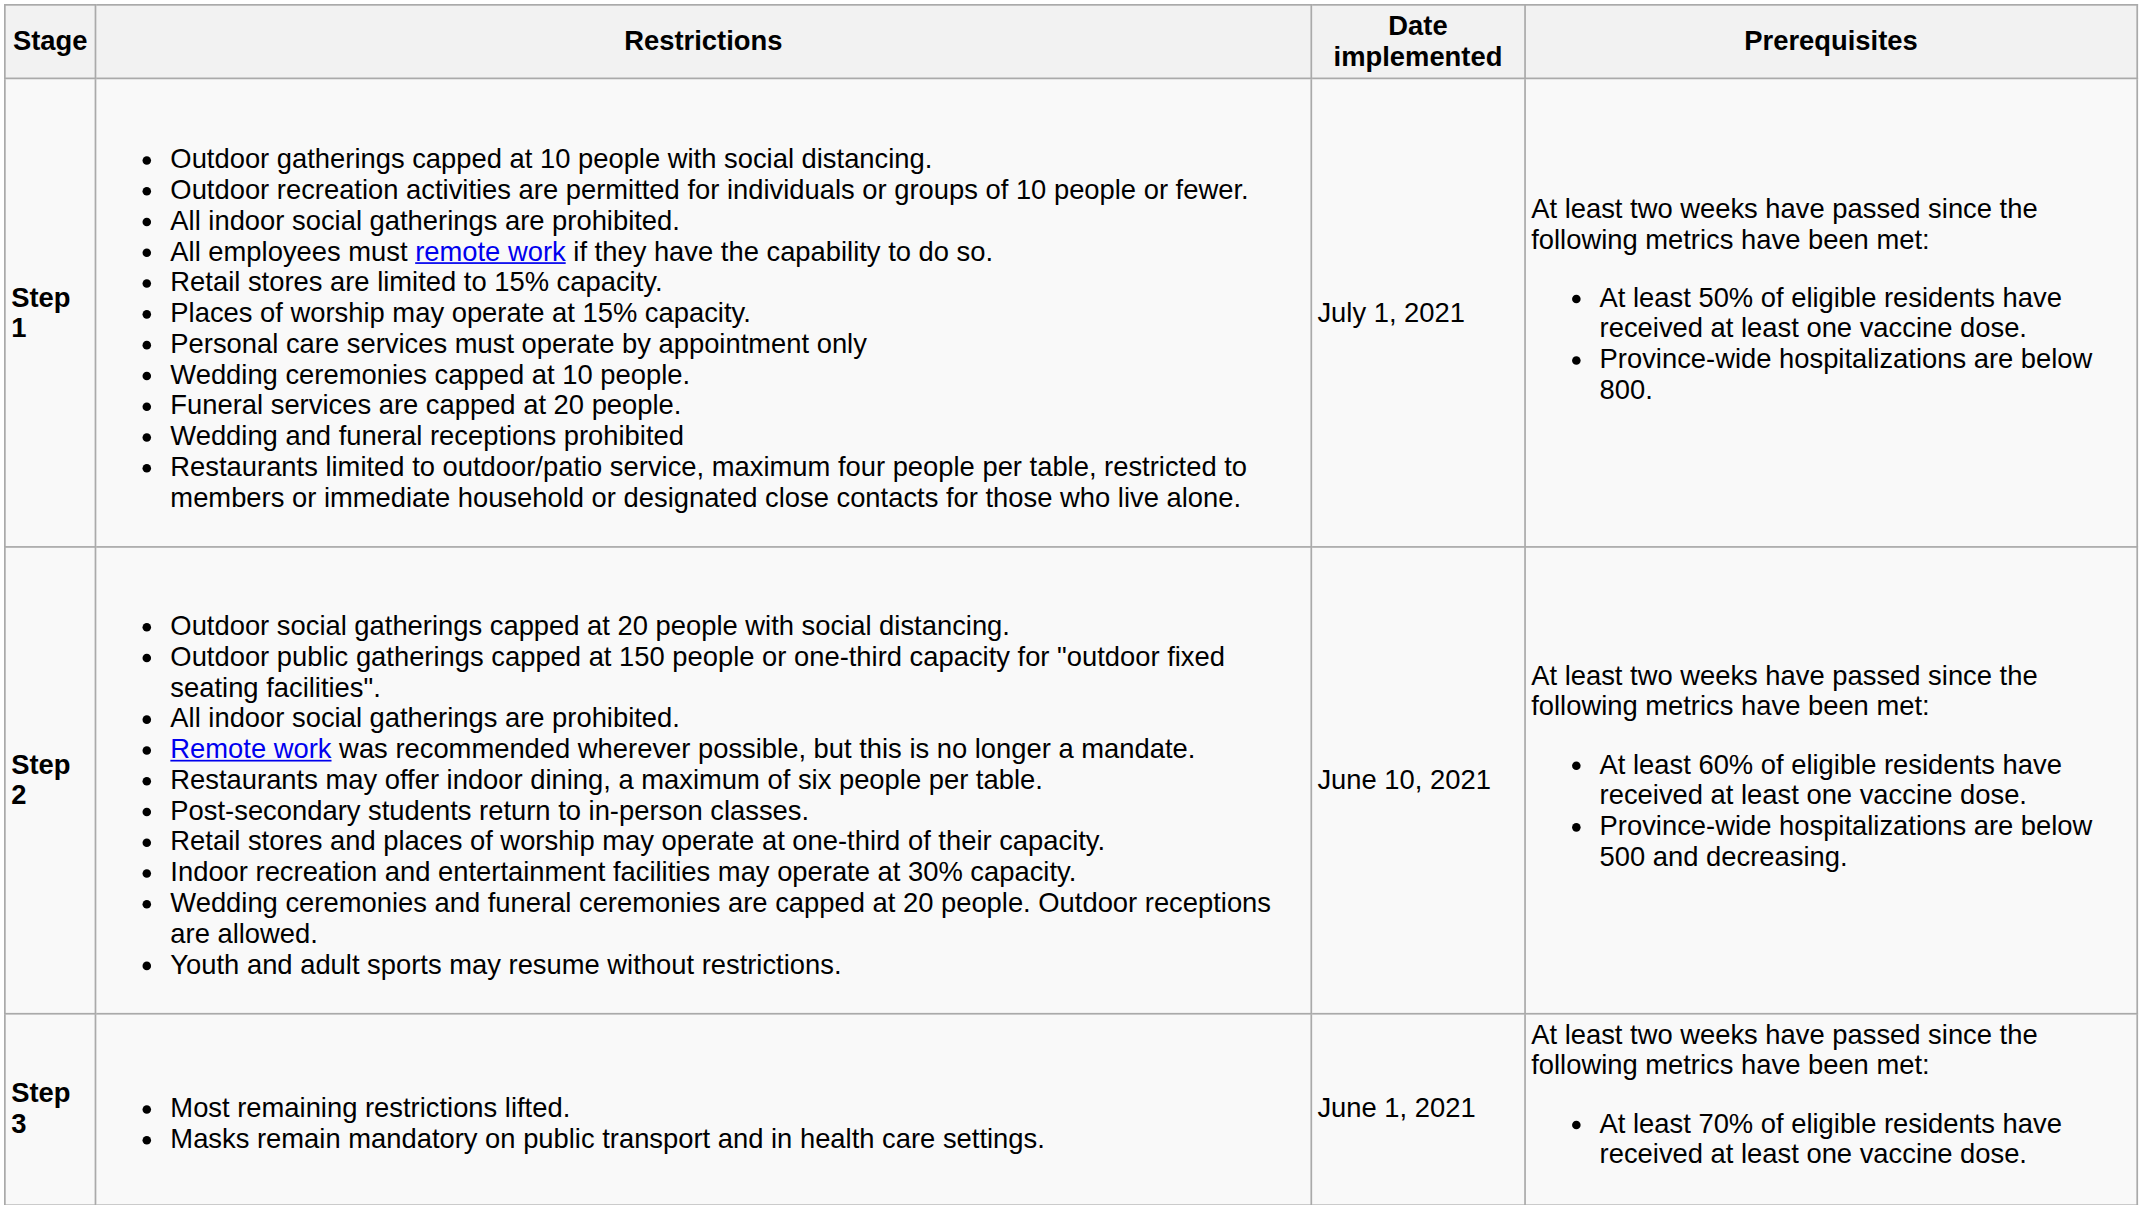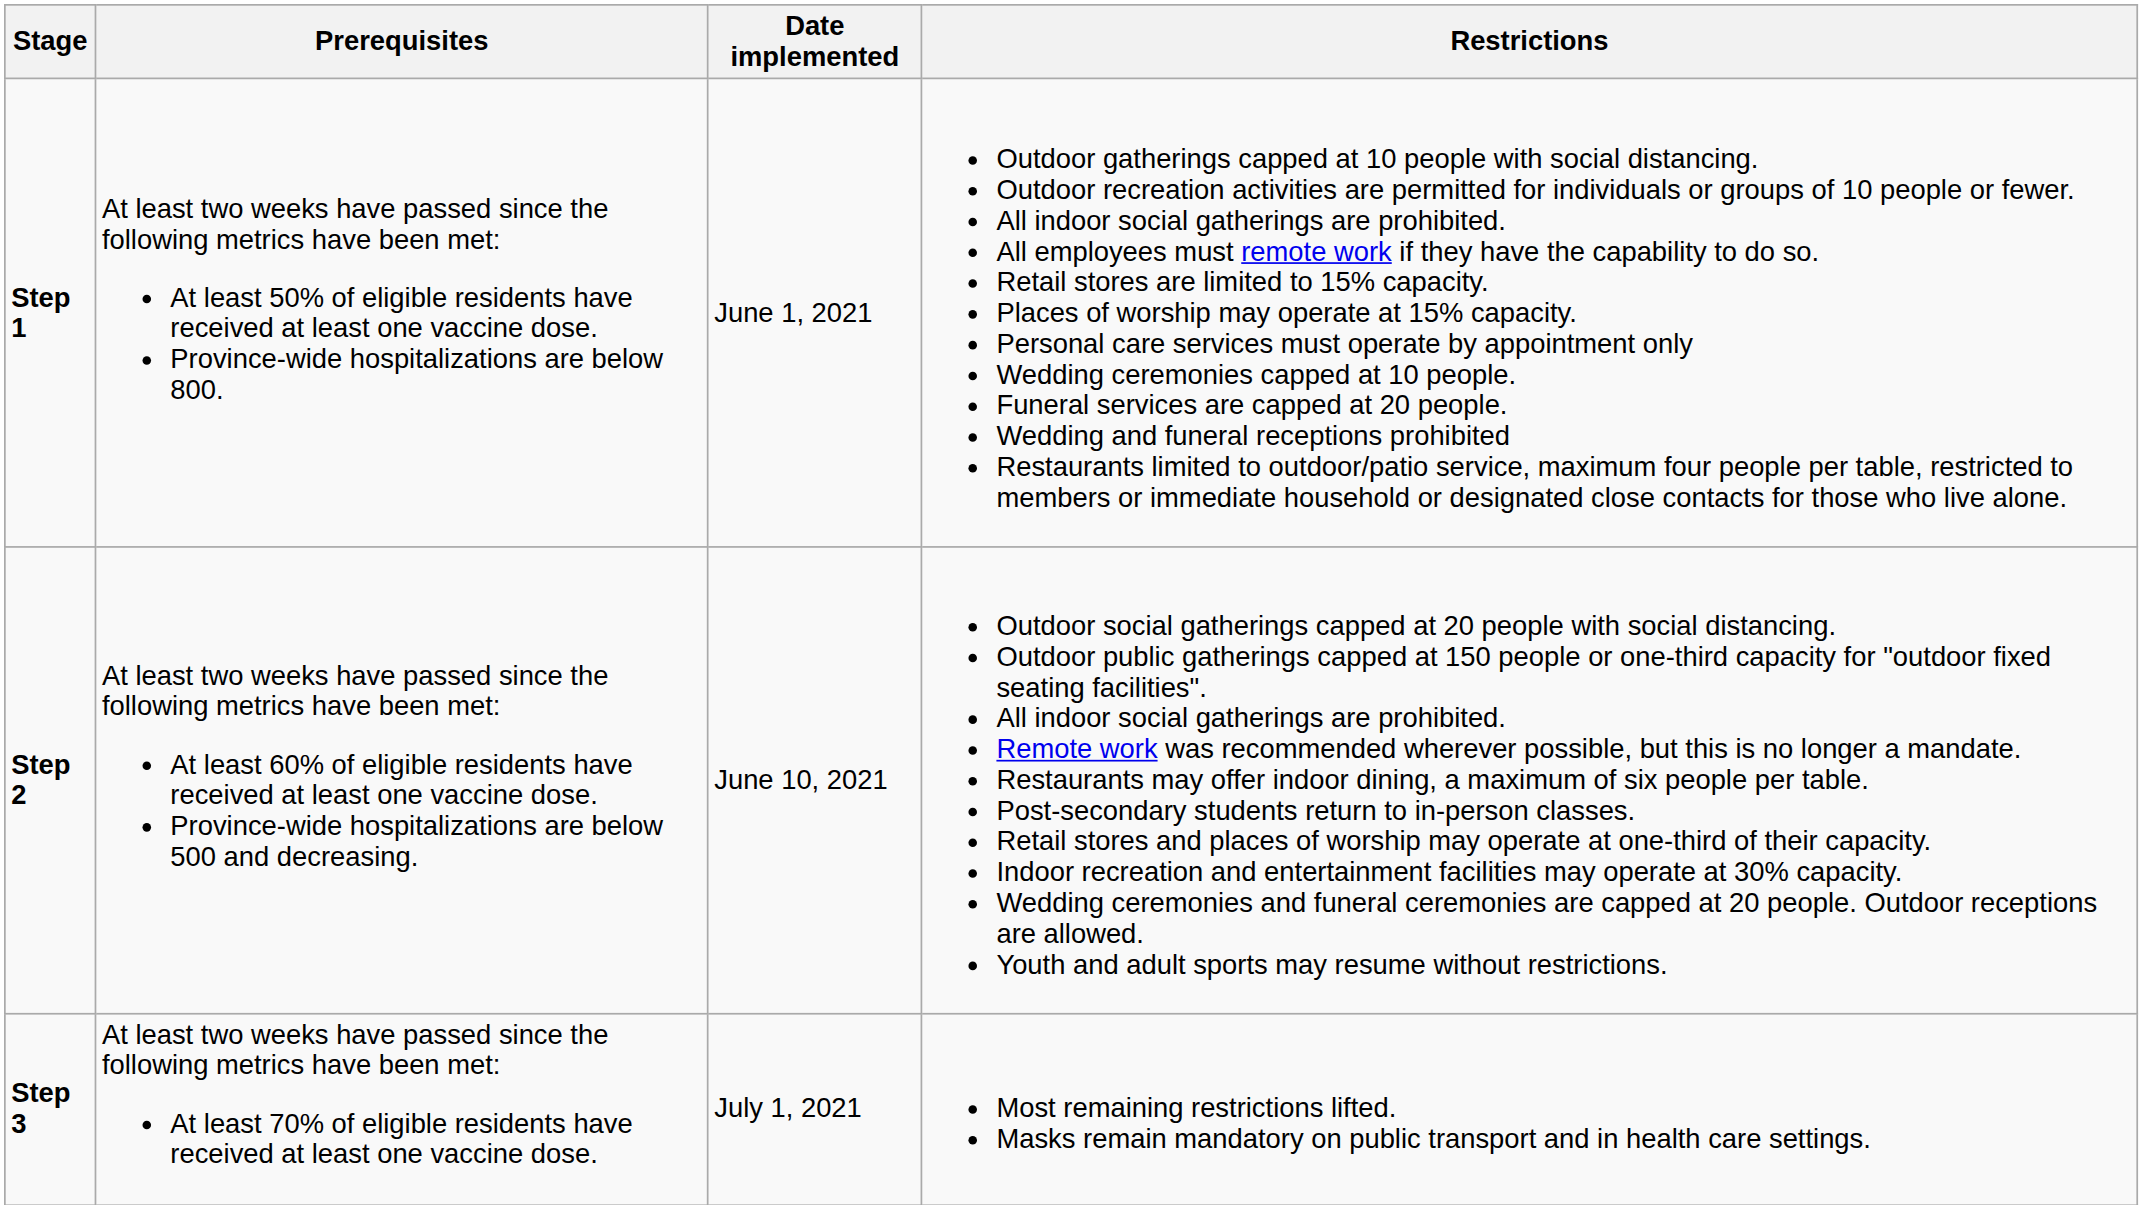columns swapped: (1831, 41) <-> (703, 41)
(1391, 312) July 1, 2021 -> (793, 312) June 1, 2021
(1397, 1108) June 1, 2021 -> (788, 1108) July 1, 2021
